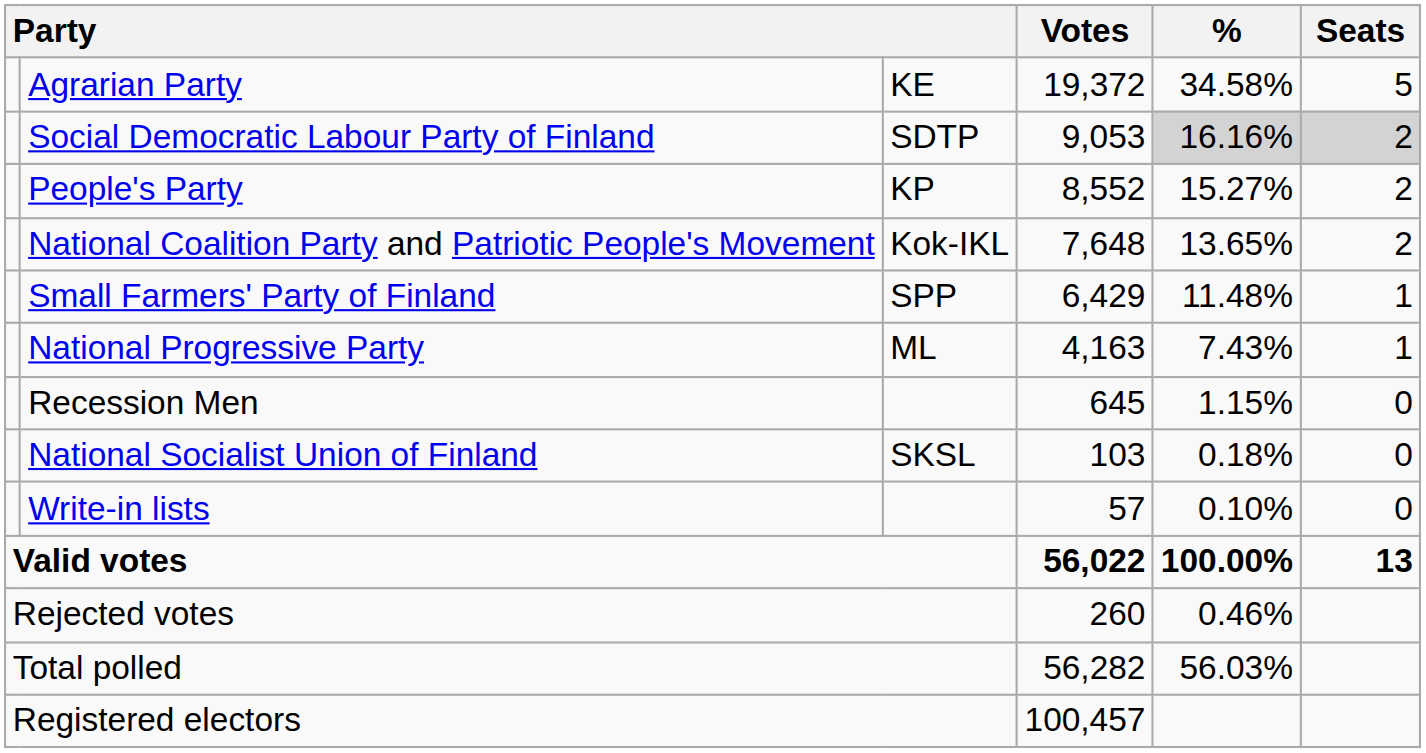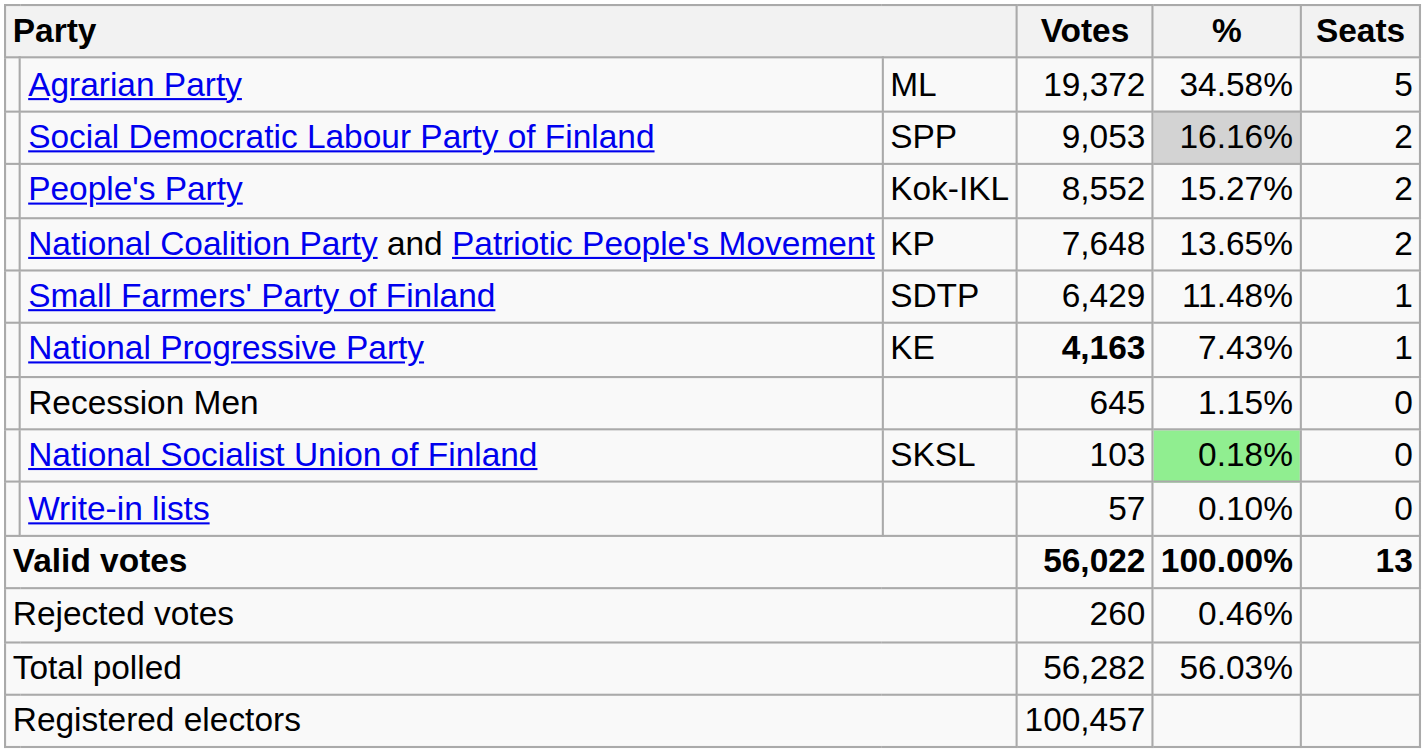(912, 84) KE -> (913, 84) ML
(935, 137) SDTP -> (924, 137) SPP
(1403, 137) lightgrey background -> (1403, 137) no background
(912, 190) KP -> (950, 190) Kok-IKL
(950, 243) Kok-IKL -> (912, 243) KP
(924, 296) SPP -> (935, 296) SDTP
(913, 349) ML -> (912, 349) KE
(1104, 349) normal -> (1104, 349) bold
(1245, 455) no background -> (1245, 455) lightgreen background
